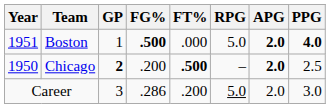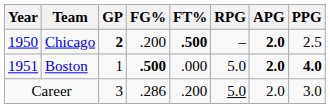rows swapped: (70, 66) <-> (66, 41)
